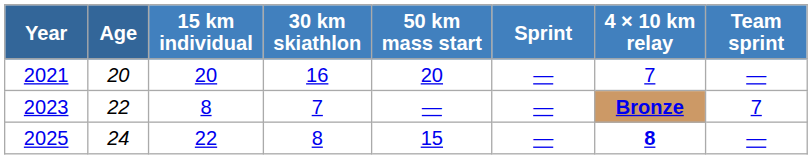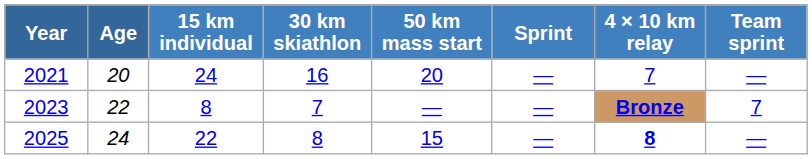(206, 75) 20 -> (206, 75) 24
